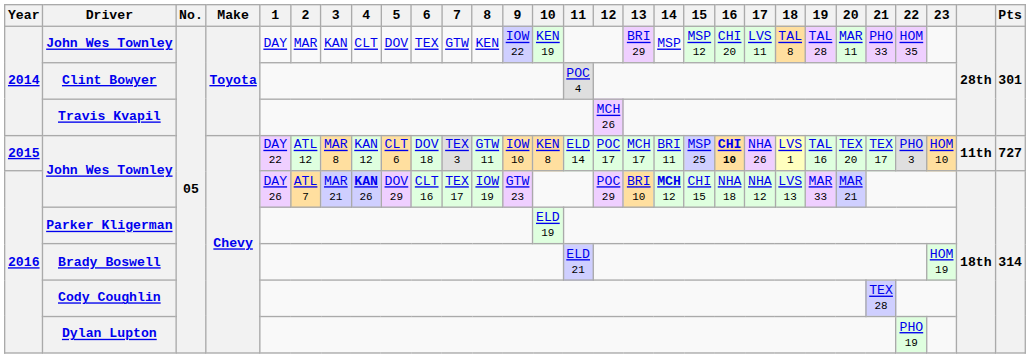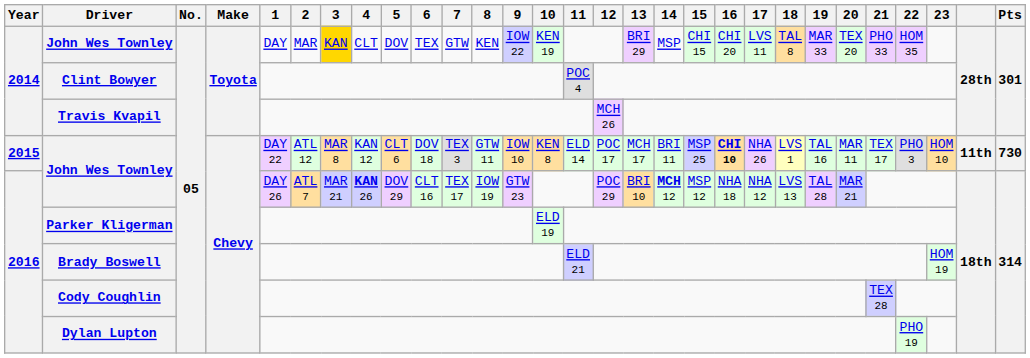(336, 44) no background -> (336, 44) gold background
(699, 43) MSP 12 -> (699, 43) CHI 15
(820, 43) TAL 28 -> (820, 43) MAR 33
(851, 43) MAR 11 -> (851, 43) TEX 20
(851, 152) TEX 20 -> (851, 152) MAR 11
(1010, 153) 727 -> (1010, 153) 730
(699, 188) CHI 15 -> (699, 188) MSP 12
(820, 188) MAR 33 -> (820, 188) TAL 28
